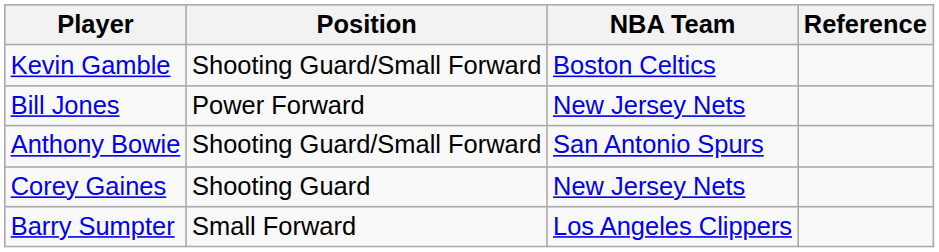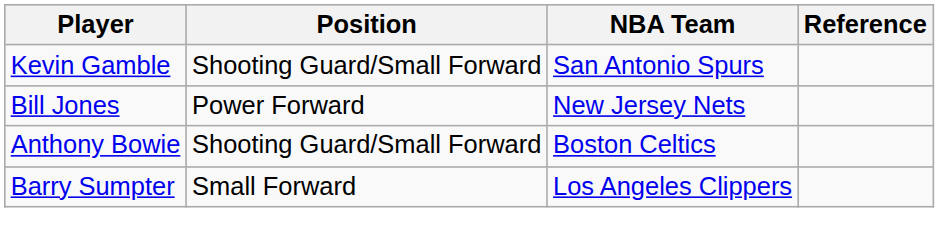(634, 65) Boston Celtics -> (658, 65) San Antonio Spurs
(658, 145) San Antonio Spurs -> (634, 145) Boston Celtics
- row: (88, 186)
